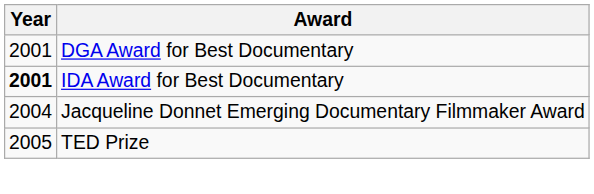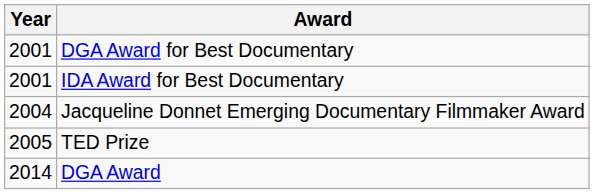(31, 81) bold -> (31, 81) normal
+ row: (111, 173)
